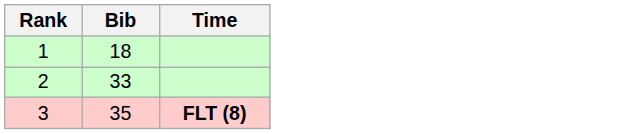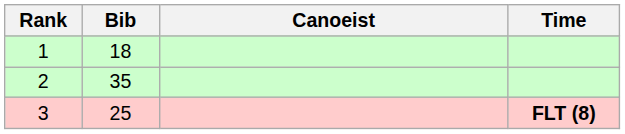+ column: (334, 21)
(120, 82) 33 -> (120, 82) 35
(120, 113) 35 -> (120, 113) 25
